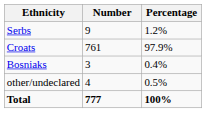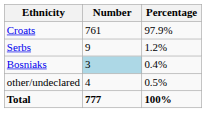rows swapped: (21, 47) <-> (19, 30)
(88, 64) no background -> (88, 64) lightblue background
